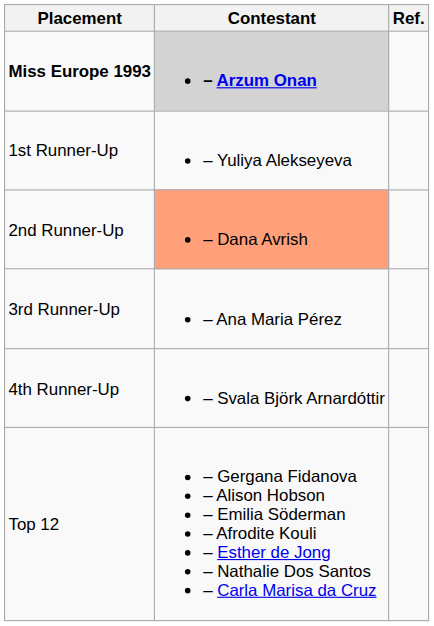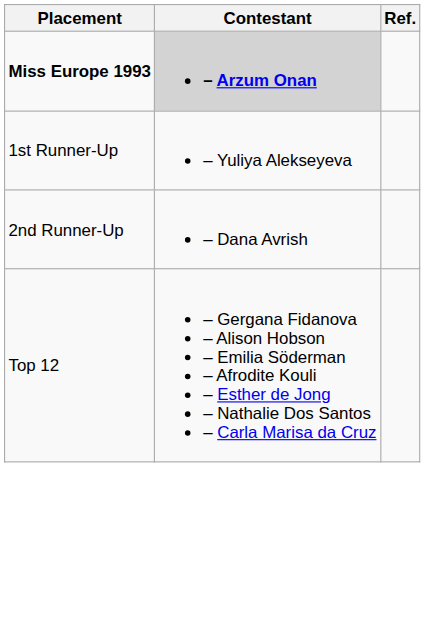(272, 239) lightsalmon background -> (268, 239) no background
- row: (64, 309)
- row: (64, 388)
